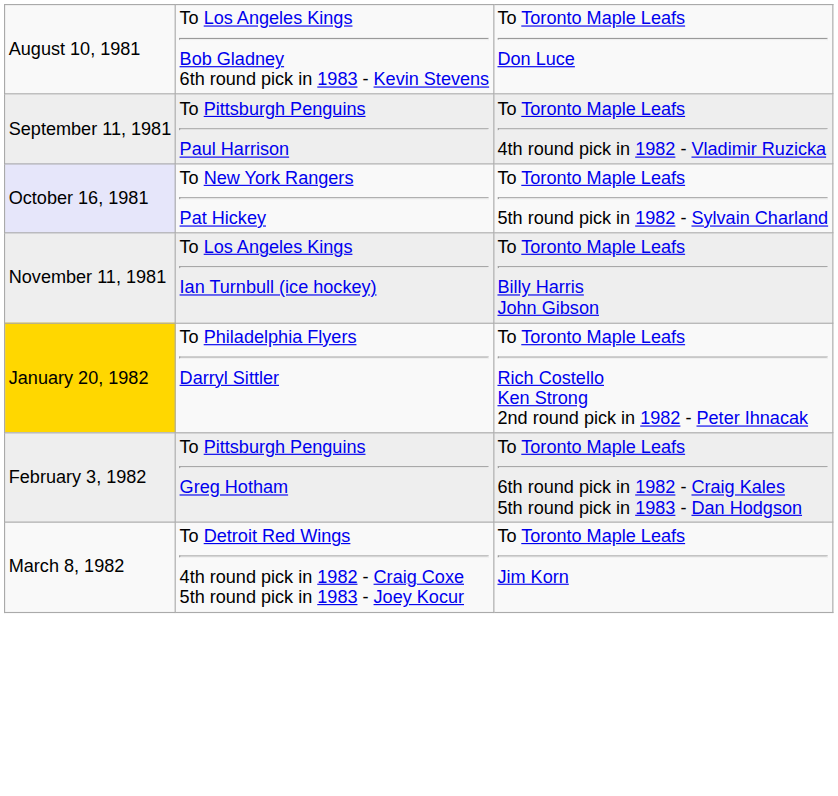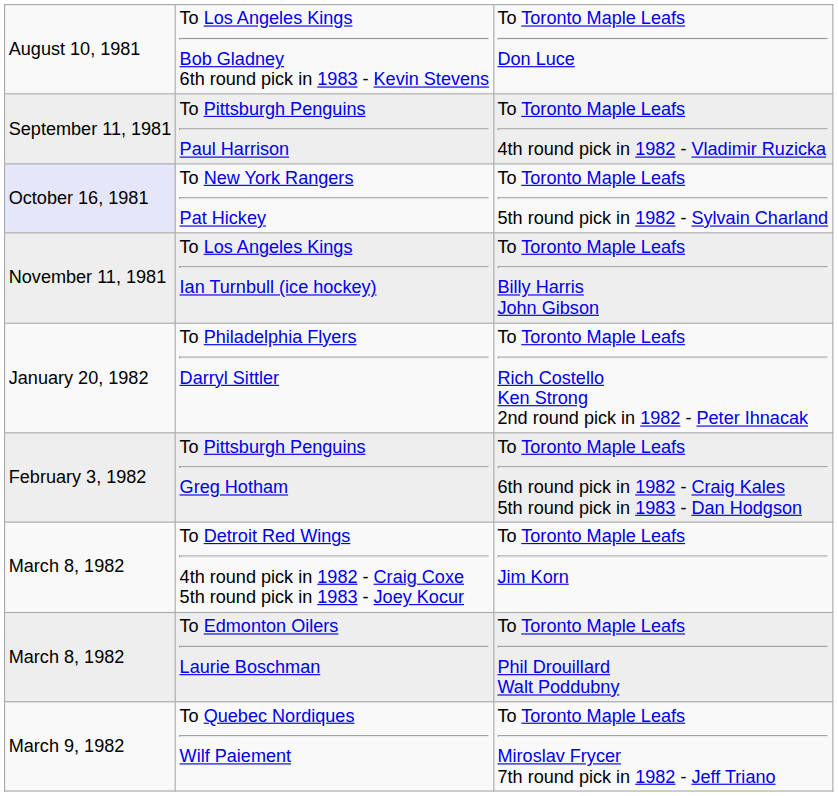(79, 377) gold background -> (79, 377) no background
+ row: (334, 646)
+ row: (334, 736)
